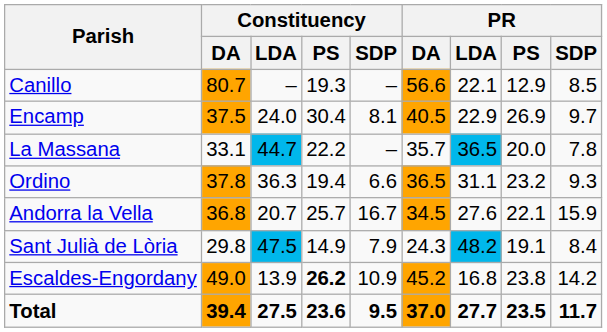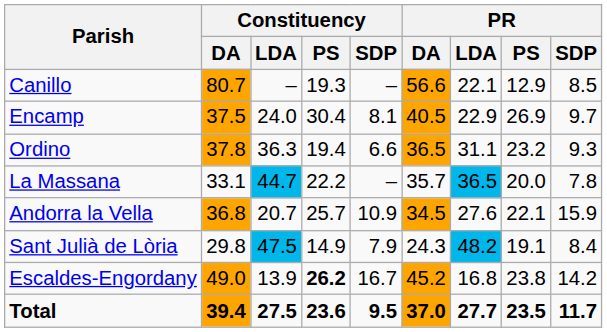rows swapped: (40, 181) <-> (65, 149)
(377, 213) 16.7 -> (377, 213) 10.9
(377, 278) 10.9 -> (377, 278) 16.7
